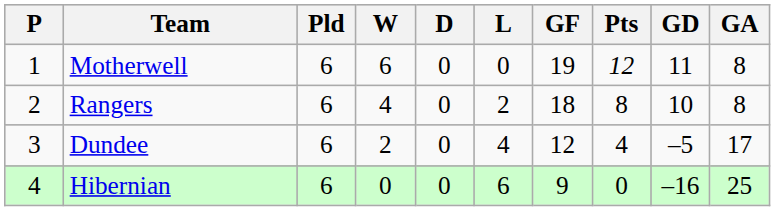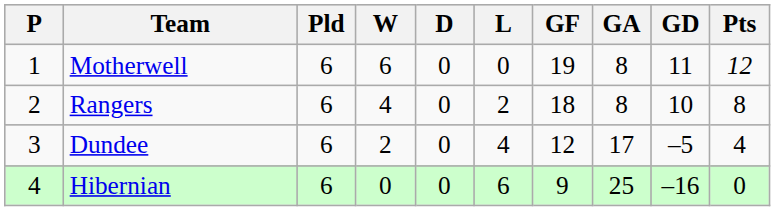columns swapped: (740, 24) <-> (621, 24)
